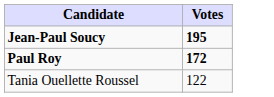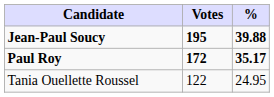+ column: (251, 15)
